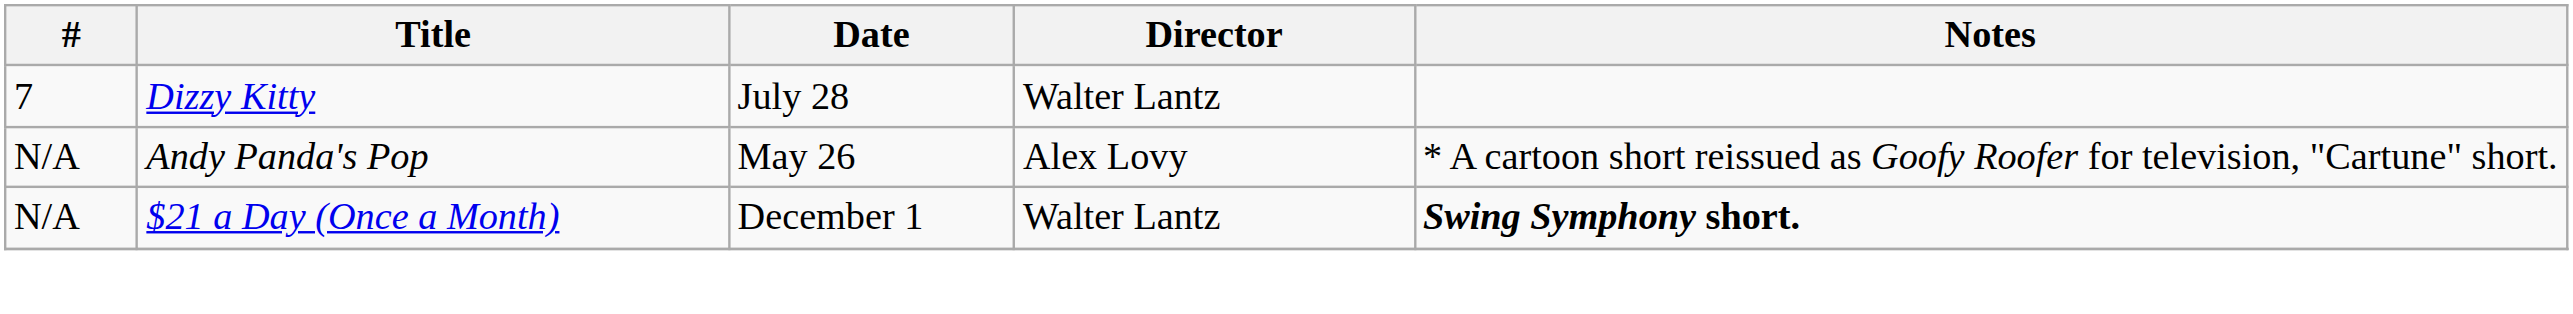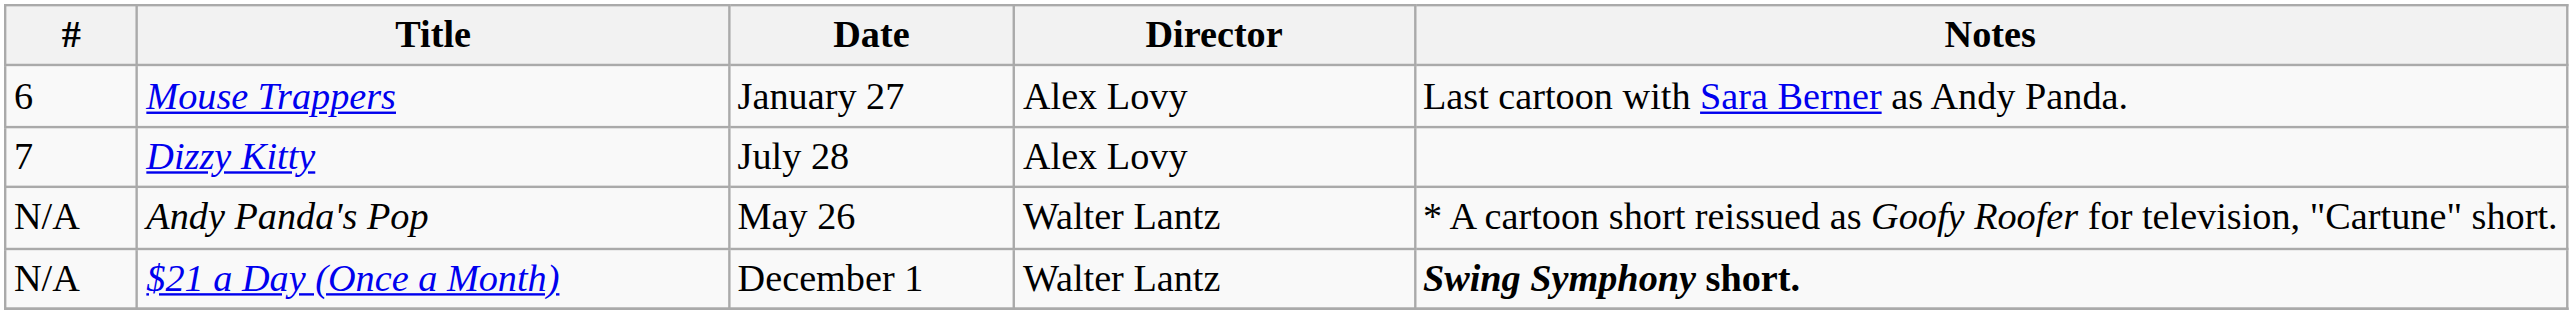+ row: (271, 95)
(1122, 95) Walter Lantz -> (1105, 156) Alex Lovy
(1105, 156) Alex Lovy -> (1122, 216) Walter Lantz
